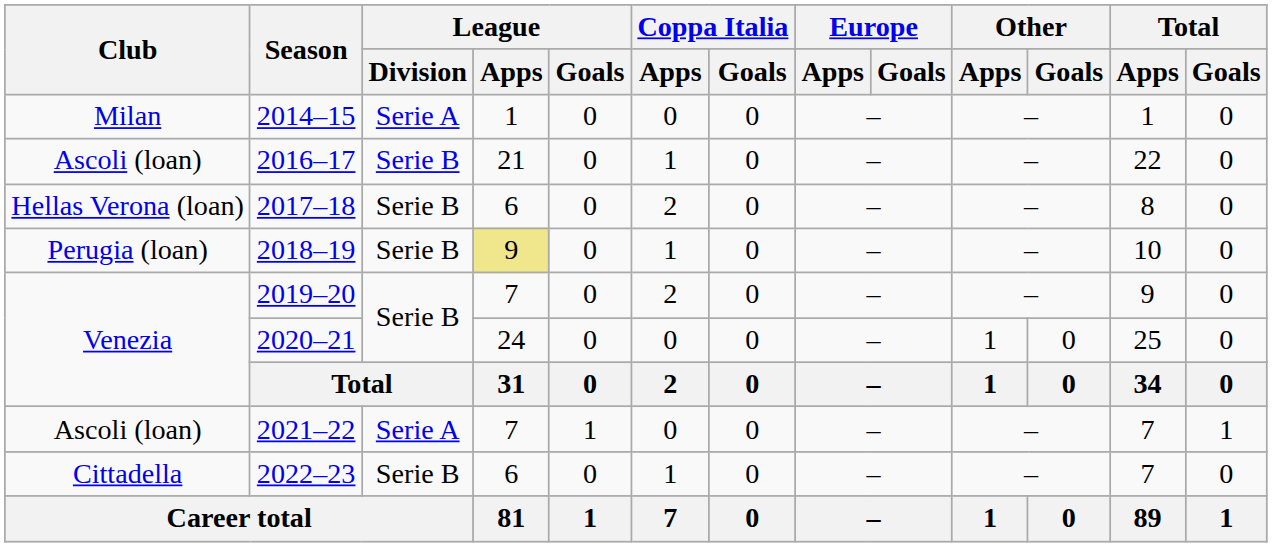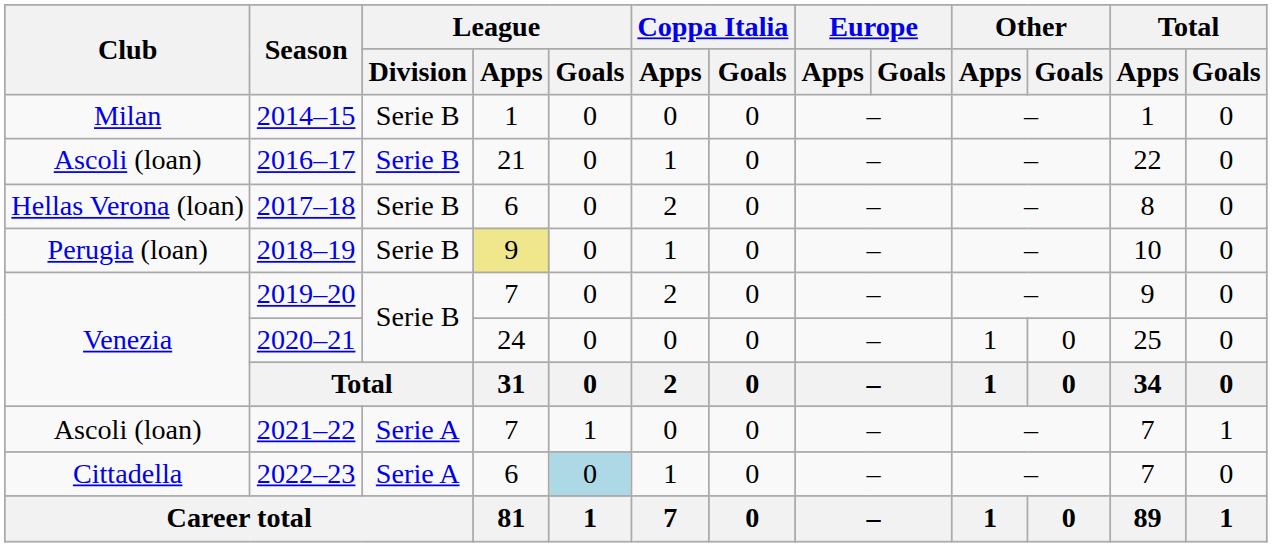(418, 116) Serie A -> (418, 116) Serie B
(418, 473) Serie B -> (418, 473) Serie A
(590, 473) no background -> (590, 473) lightblue background
